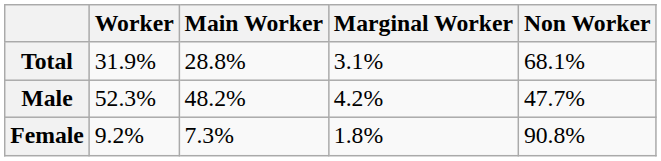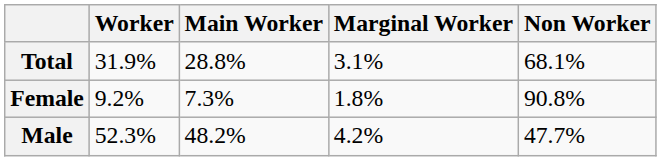rows swapped: (47, 98) <-> (47, 135)
